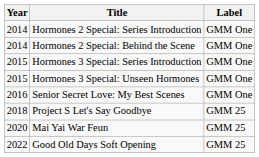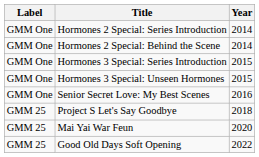columns swapped: (17, 12) <-> (229, 12)
